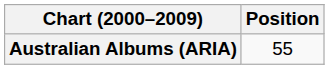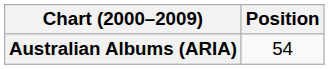(283, 49) 55 -> (283, 49) 54
